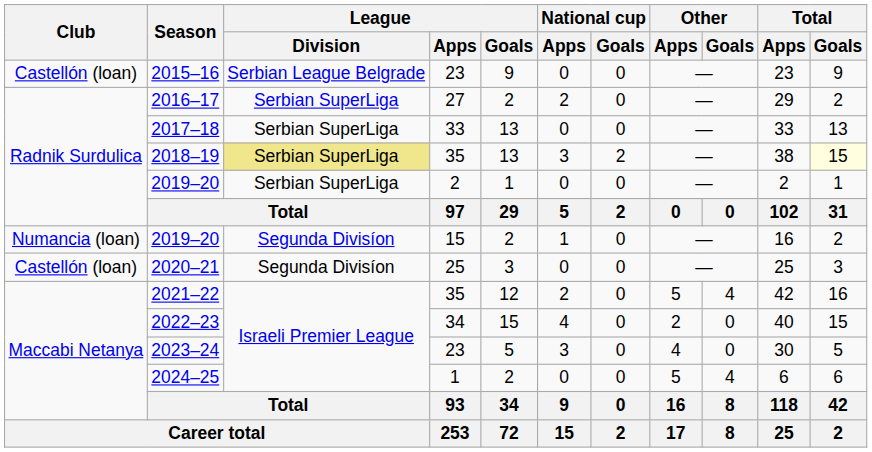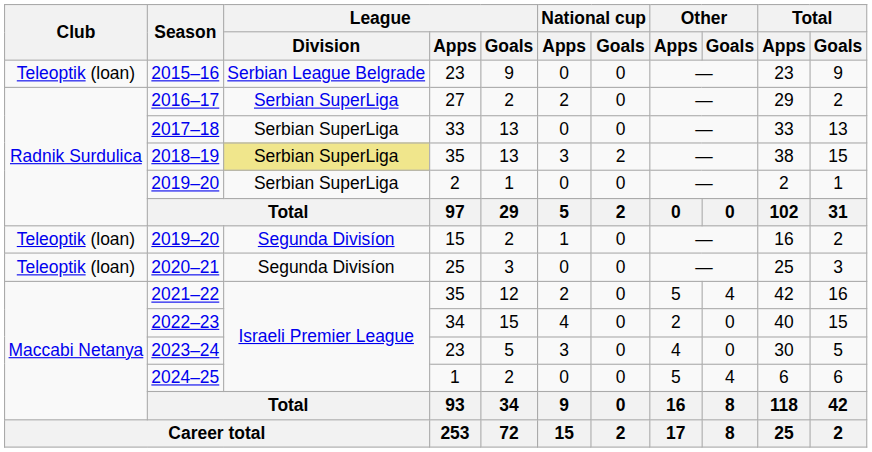(76, 73) Castellón (loan) -> (76, 73) Teleoptik (loan)
(838, 156) lightyellow background -> (838, 156) no background
(76, 239) Numancia (loan) -> (76, 239) Teleoptik (loan)
(76, 267) Castellón (loan) -> (76, 267) Teleoptik (loan)
